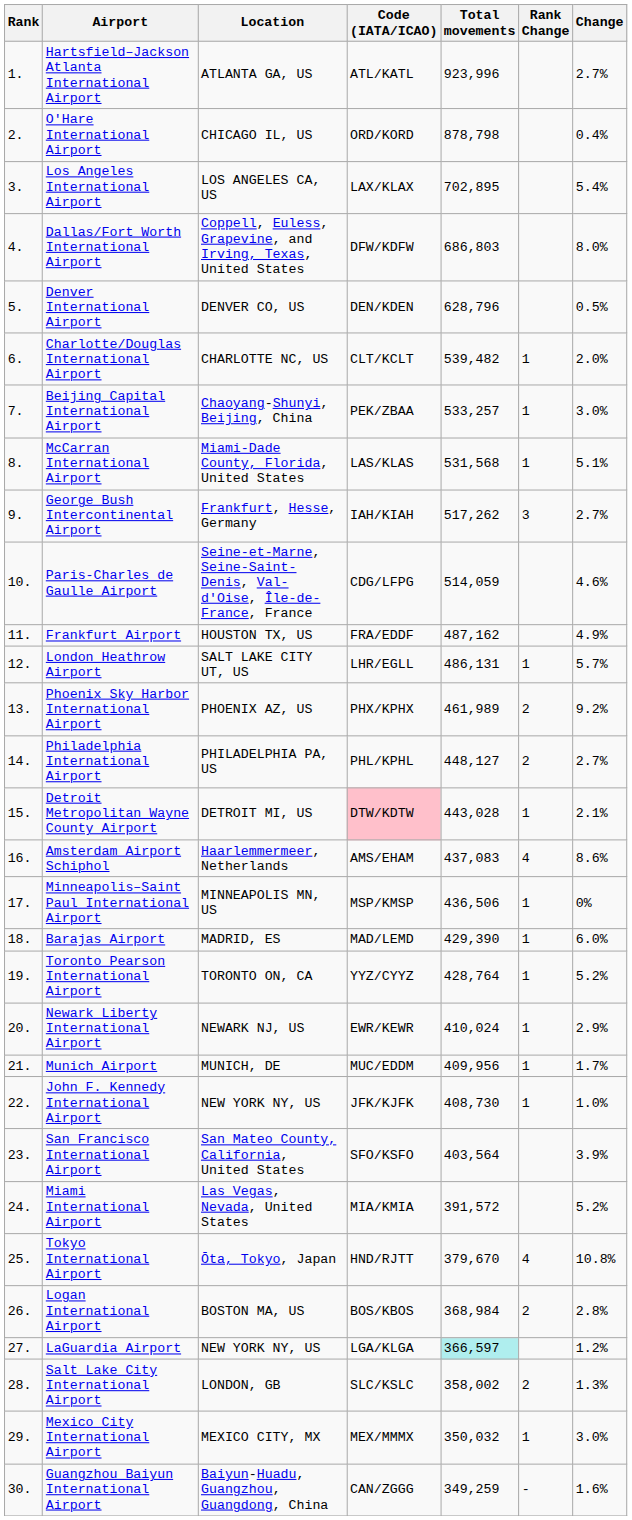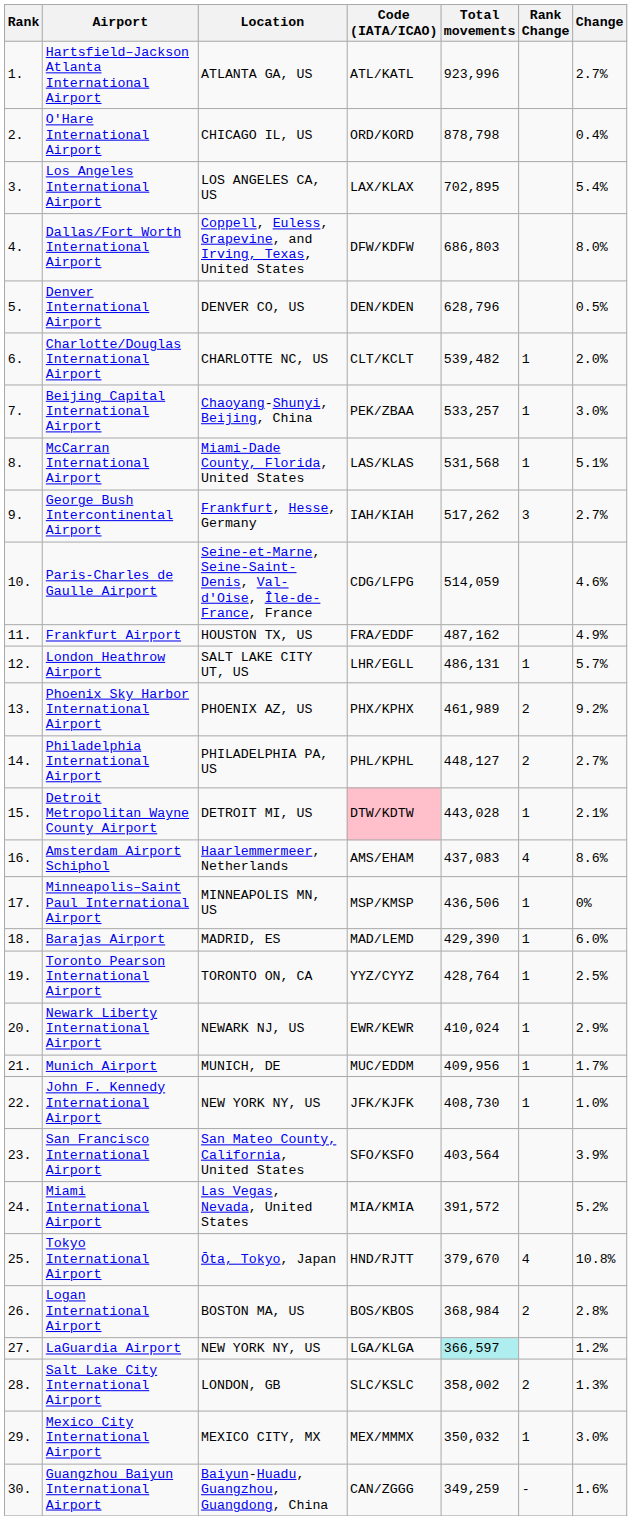(592, 977) 5.2% -> (592, 977) 2.5%
